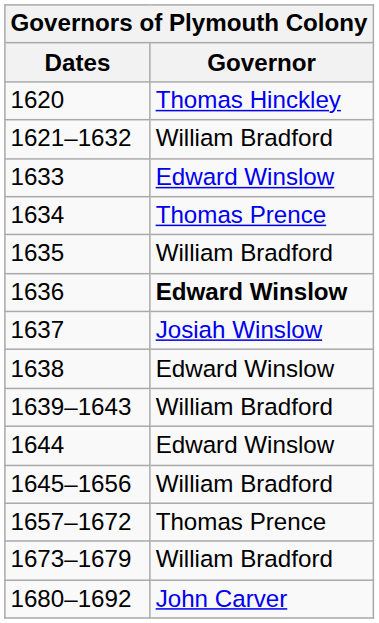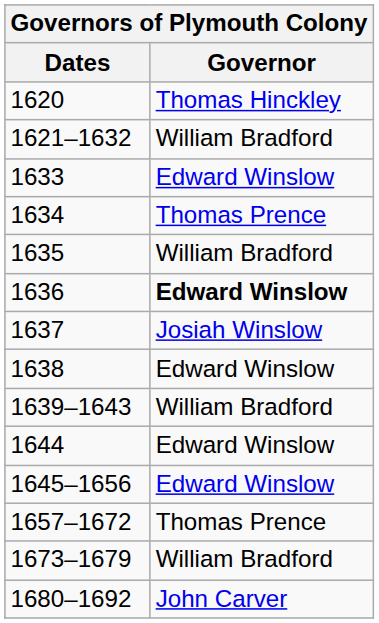(244, 483) William Bradford -> (245, 483) Edward Winslow
